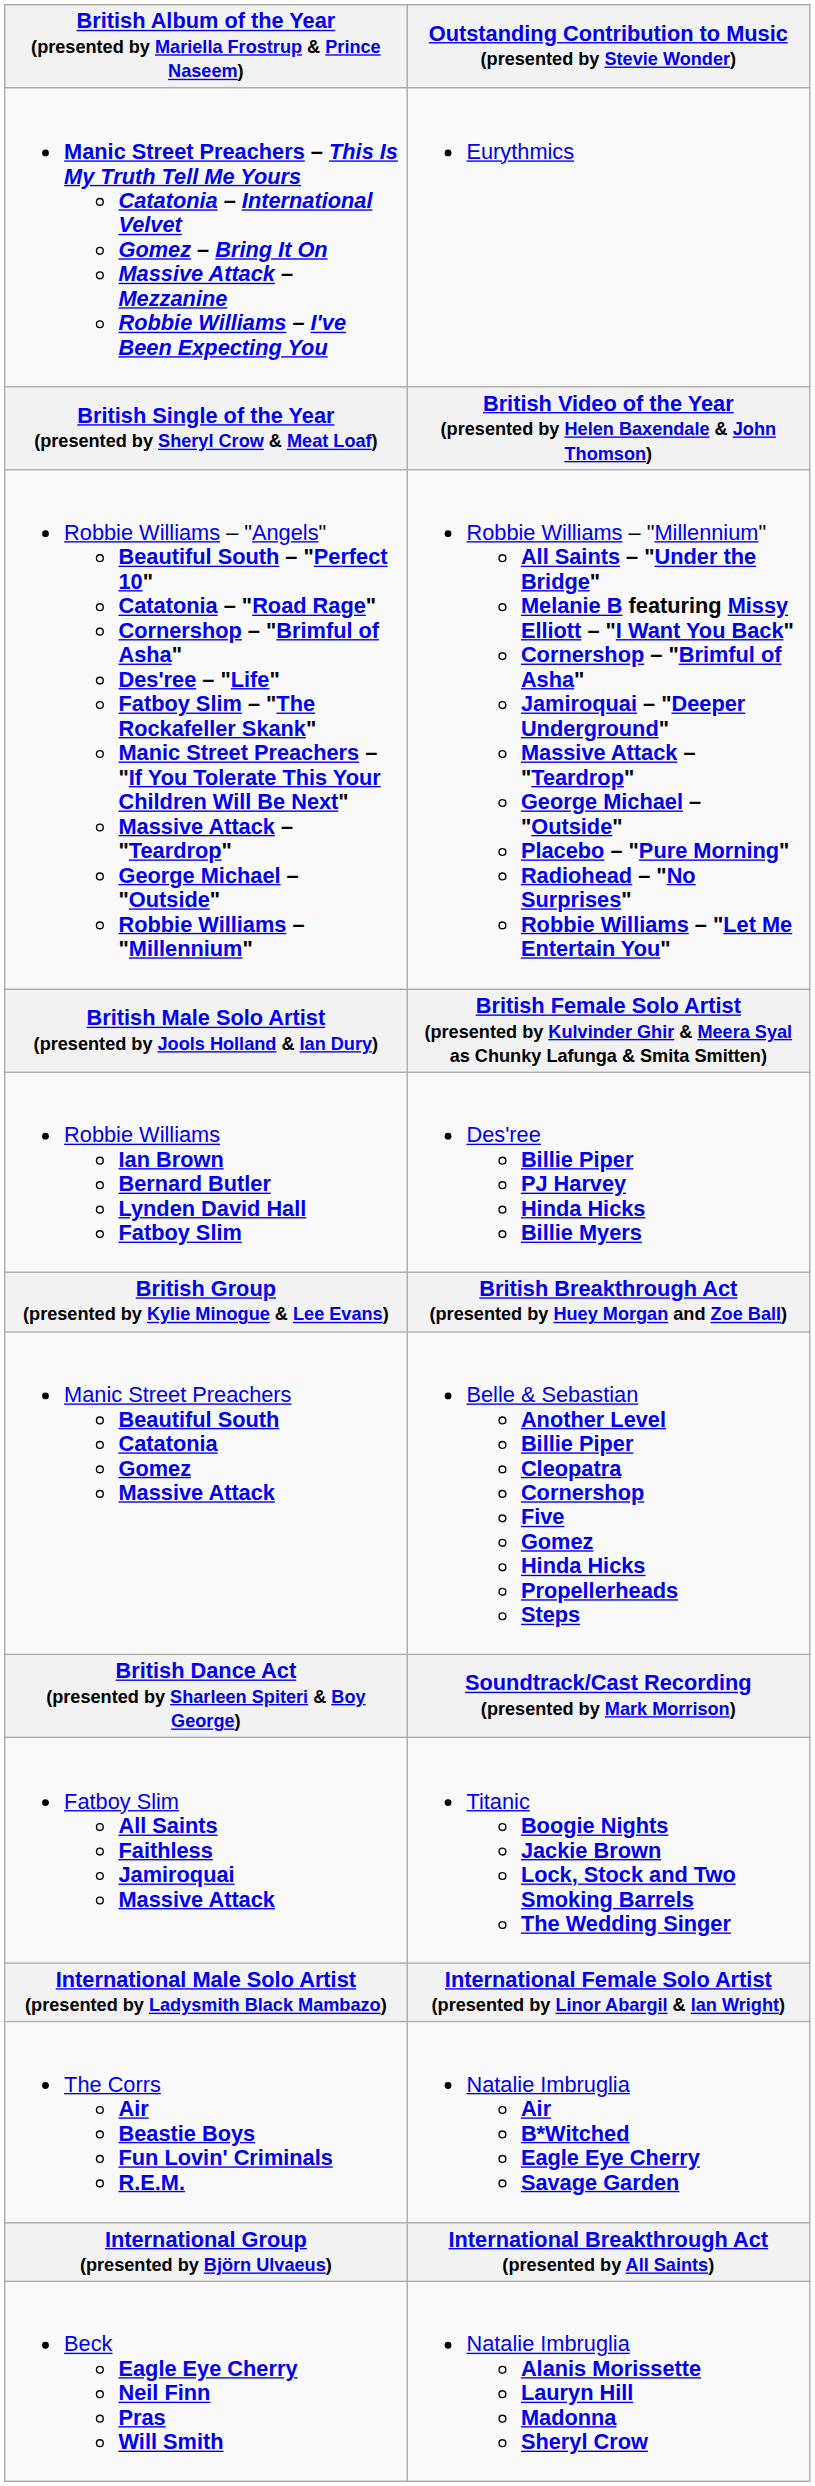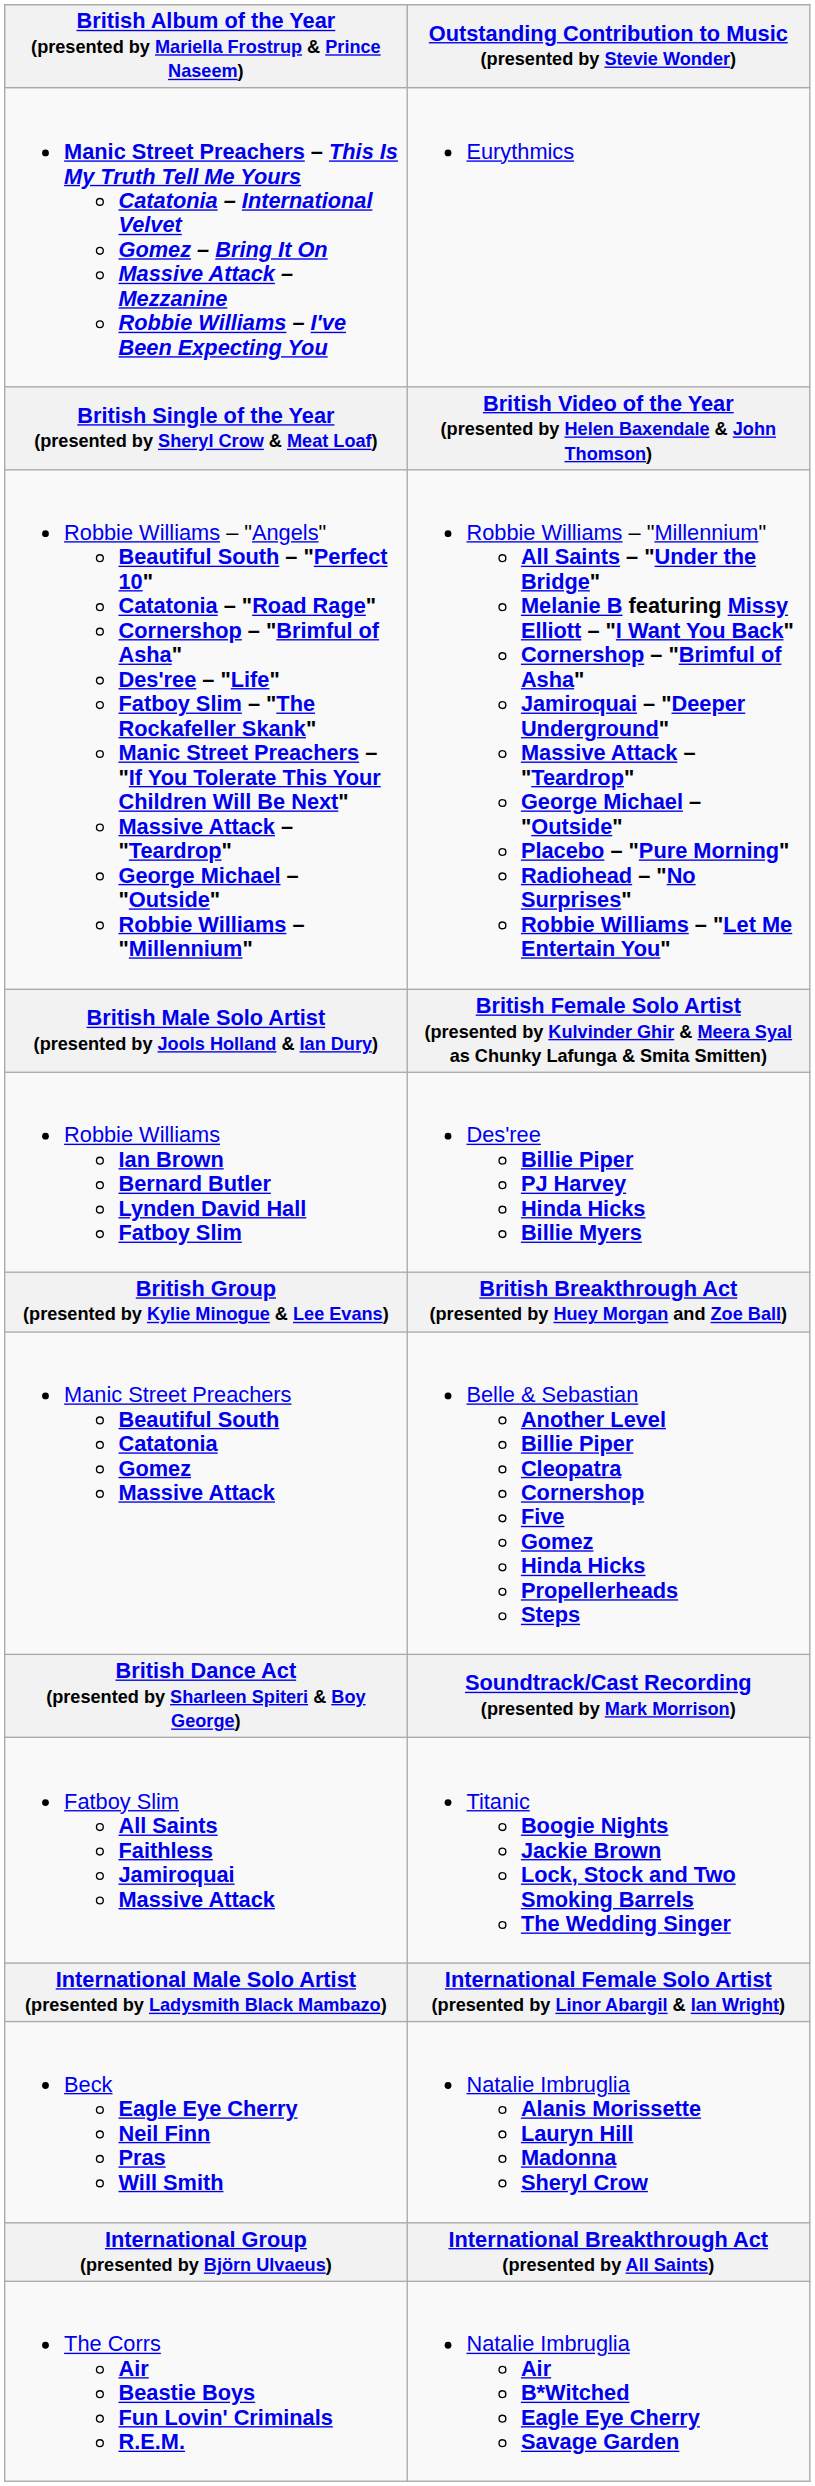rows swapped: (206, 2394) <-> (206, 2134)
